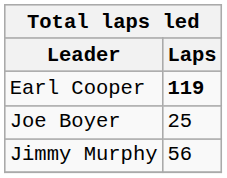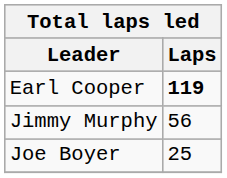rows swapped: (84, 155) <-> (65, 122)
